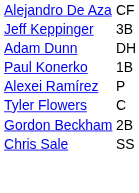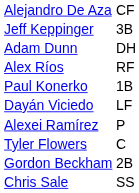+ row: (34, 67)
+ row: (49, 106)
